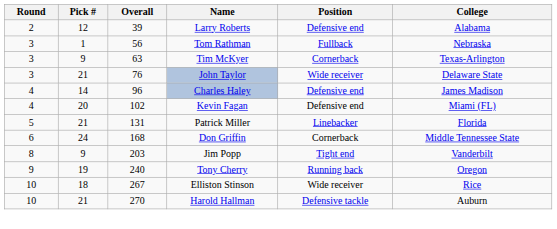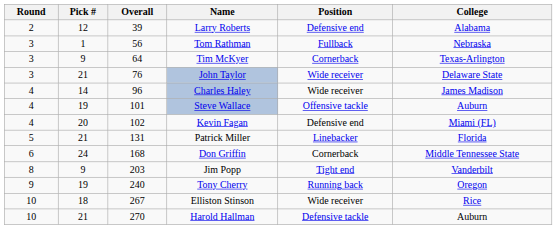(137, 59) 63 -> (137, 59) 64
(335, 91) Defensive end -> (335, 91) Wide receiver
+ row: (222, 106)
